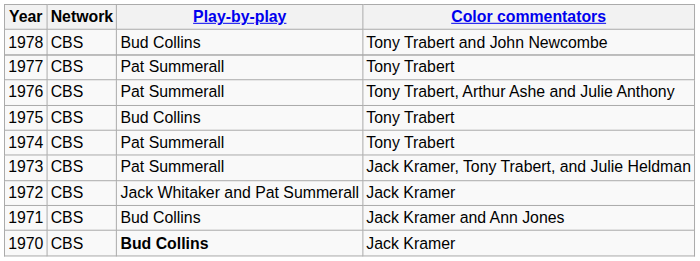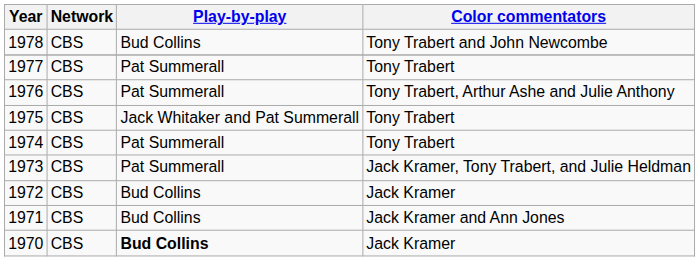(161, 117) Bud Collins -> (240, 117) Jack Whitaker and Pat Summerall
(240, 192) Jack Whitaker and Pat Summerall -> (161, 192) Bud Collins
